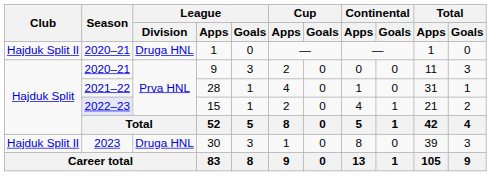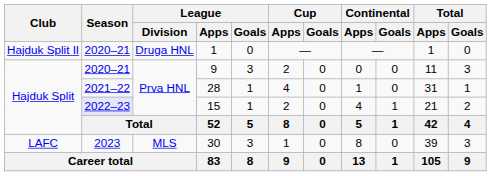(43, 143) Hajduk Split II -> (43, 143) LAFC
(165, 143) Druga HNL -> (165, 143) MLS
